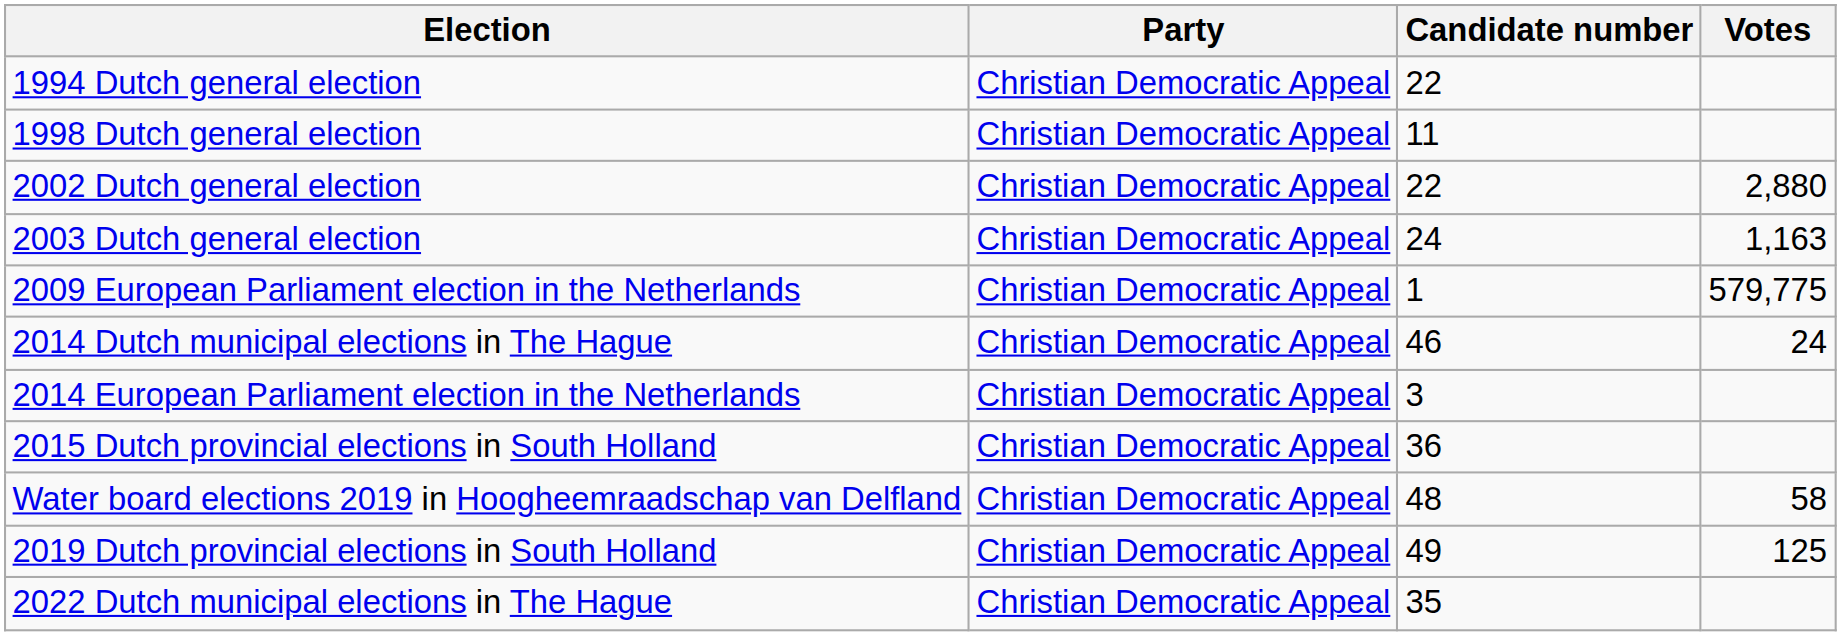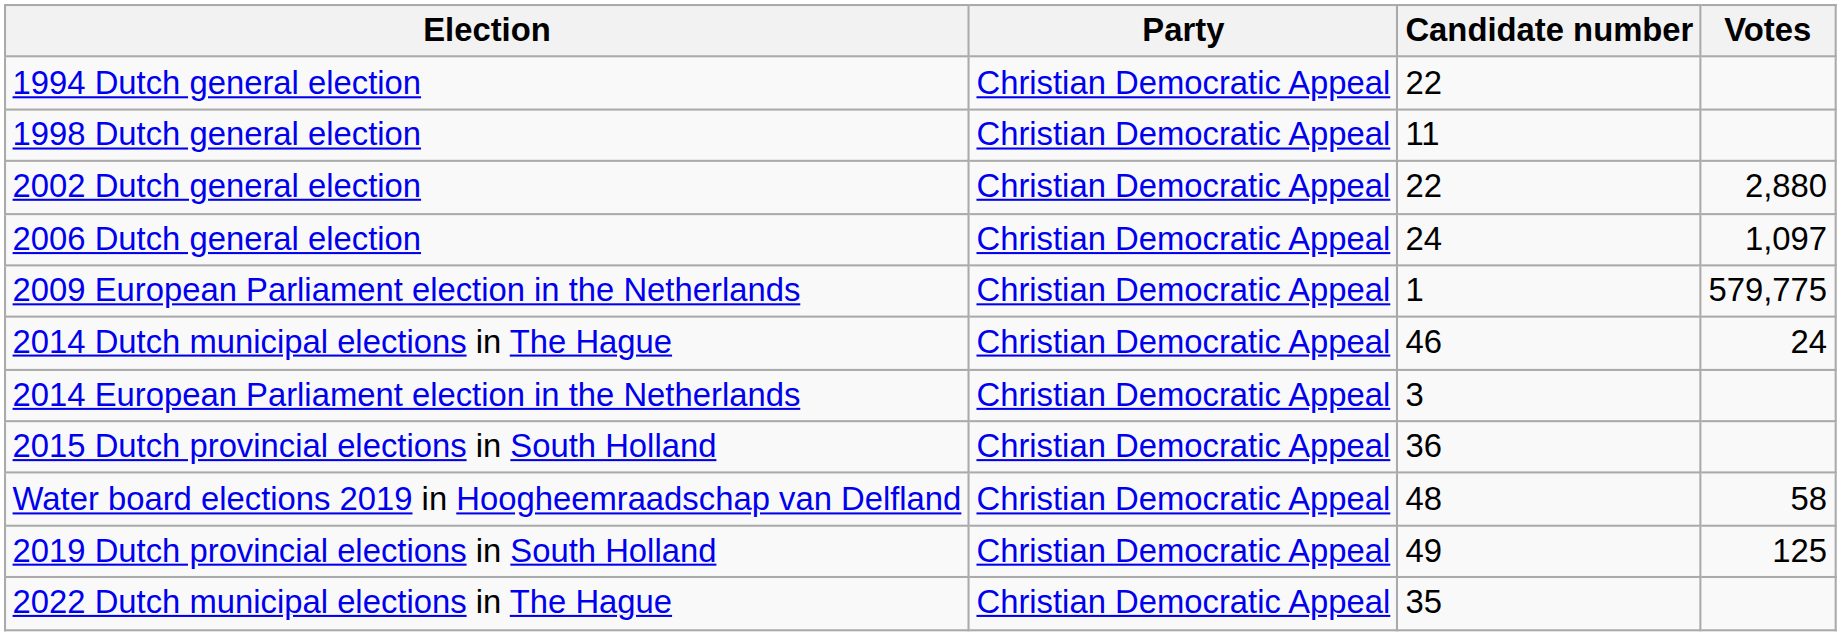- row: (217, 238)
+ row: (217, 238)
